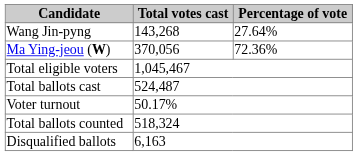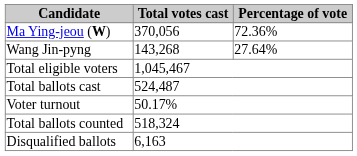rows swapped: (59, 50) <-> (49, 31)
